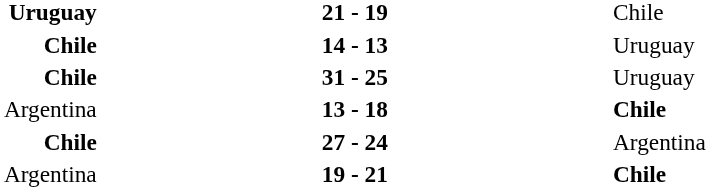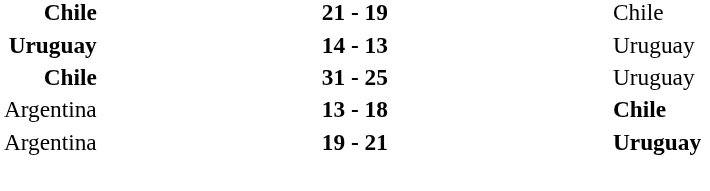(53, 12) Uruguay -> (70, 12) Chile
(70, 44) Chile -> (53, 44) Uruguay
- row: (355, 142)
(640, 174) Chile -> (657, 142) Uruguay
